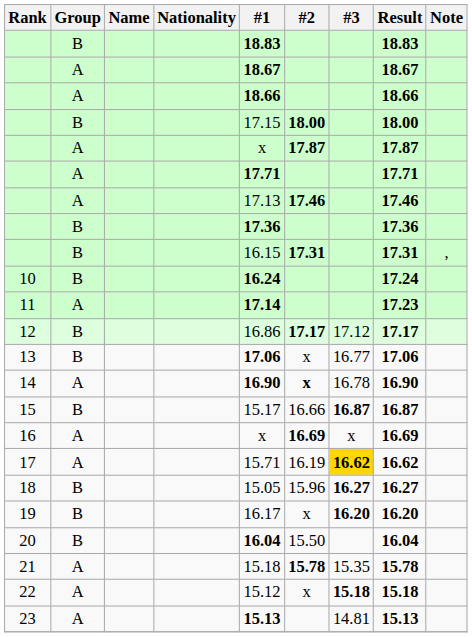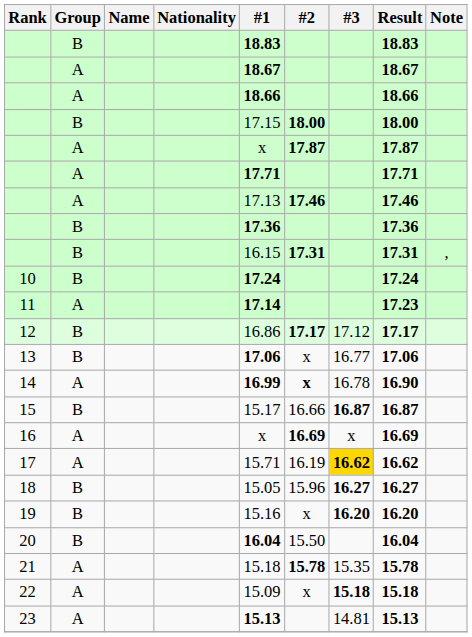(262, 278) 16.24 -> (262, 278) 17.24
(262, 383) 16.90 -> (262, 383) 16.99
(262, 514) 16.17 -> (262, 514) 15.16
(262, 592) 15.12 -> (262, 592) 15.09
